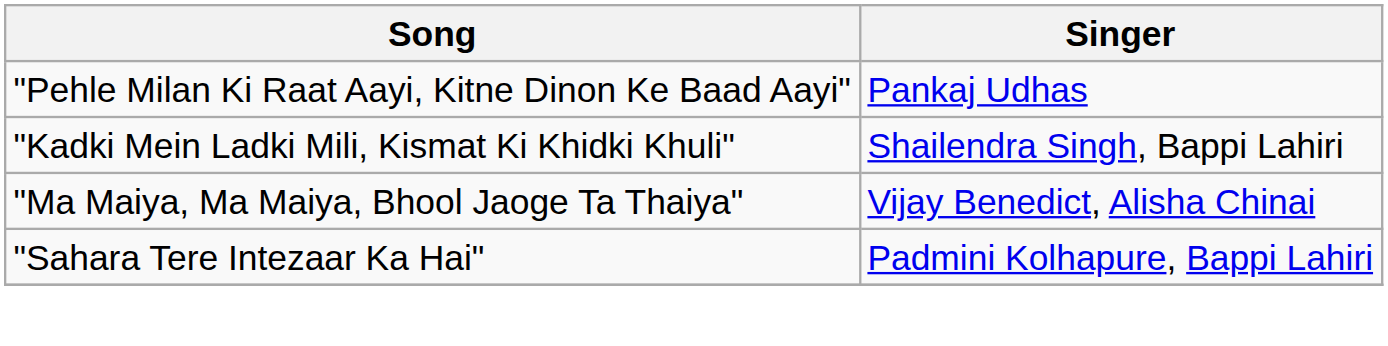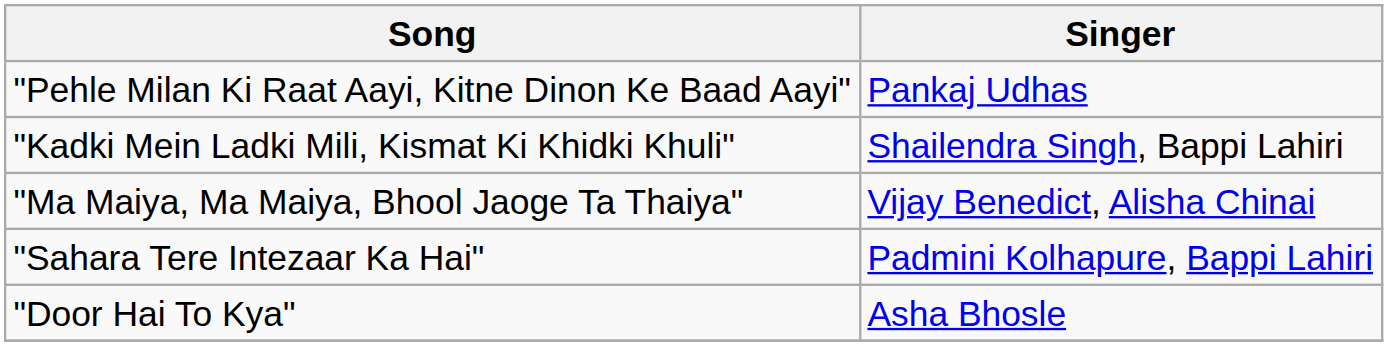+ row: (154, 314)
